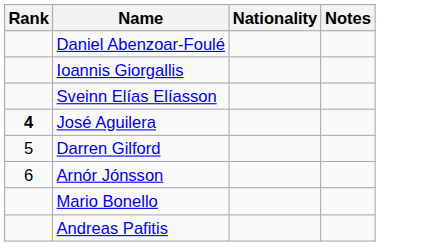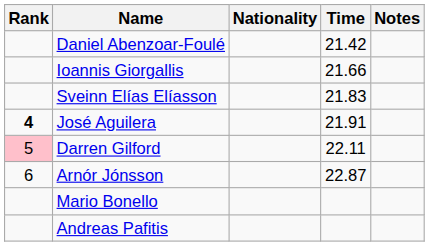+ column: (346, 18)
(29, 149) no background -> (29, 149) pink background
